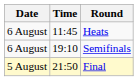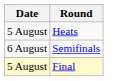- column: (65, 13)
(27, 31) 6 August -> (27, 31) 5 August
